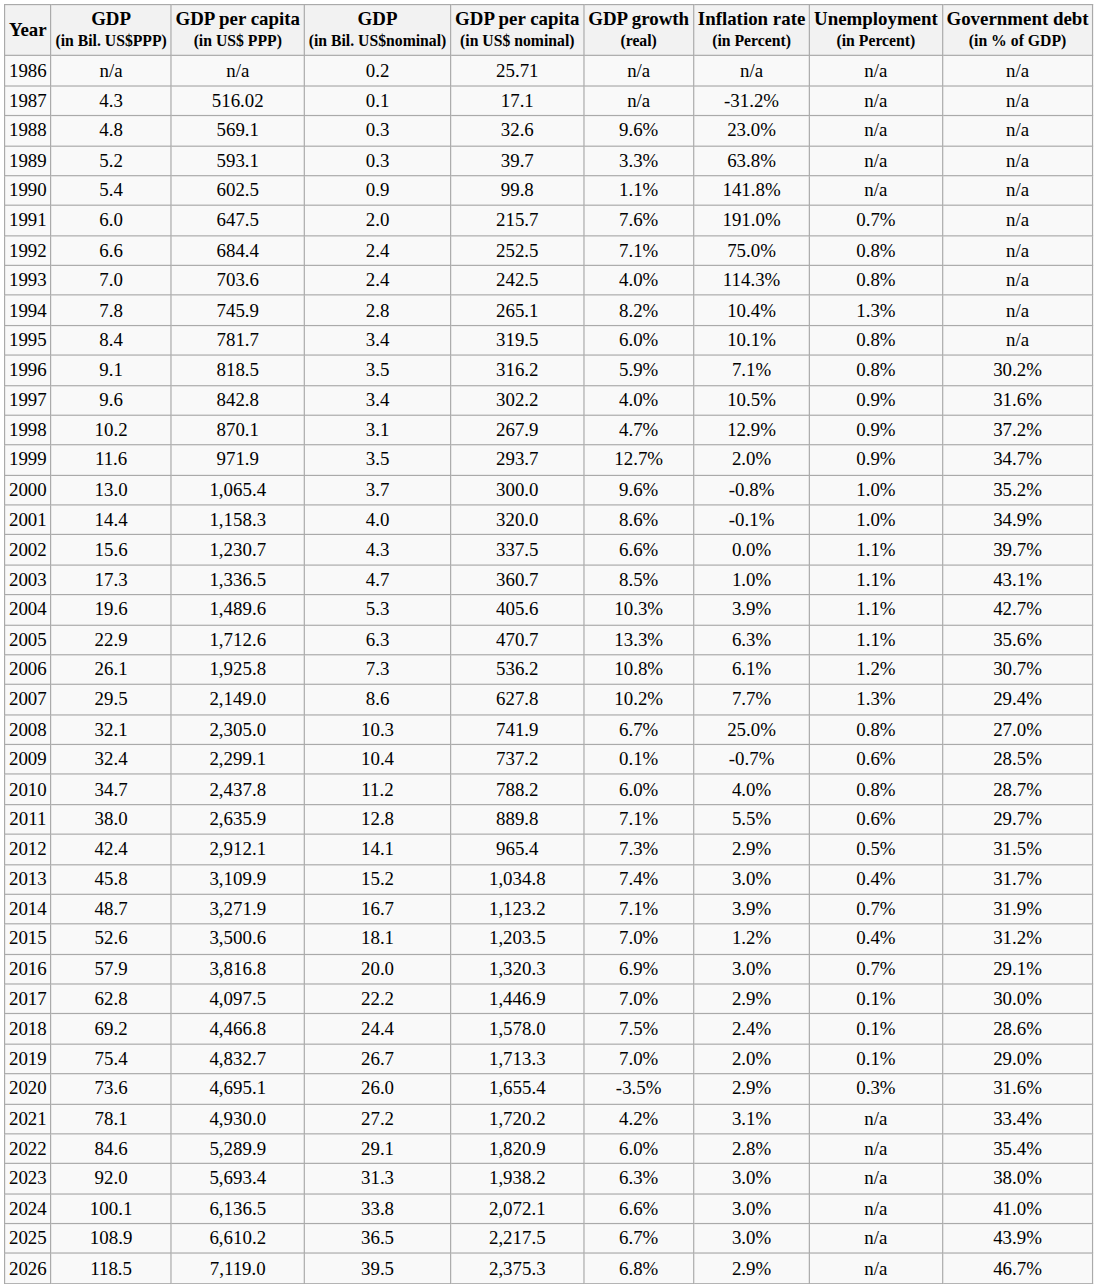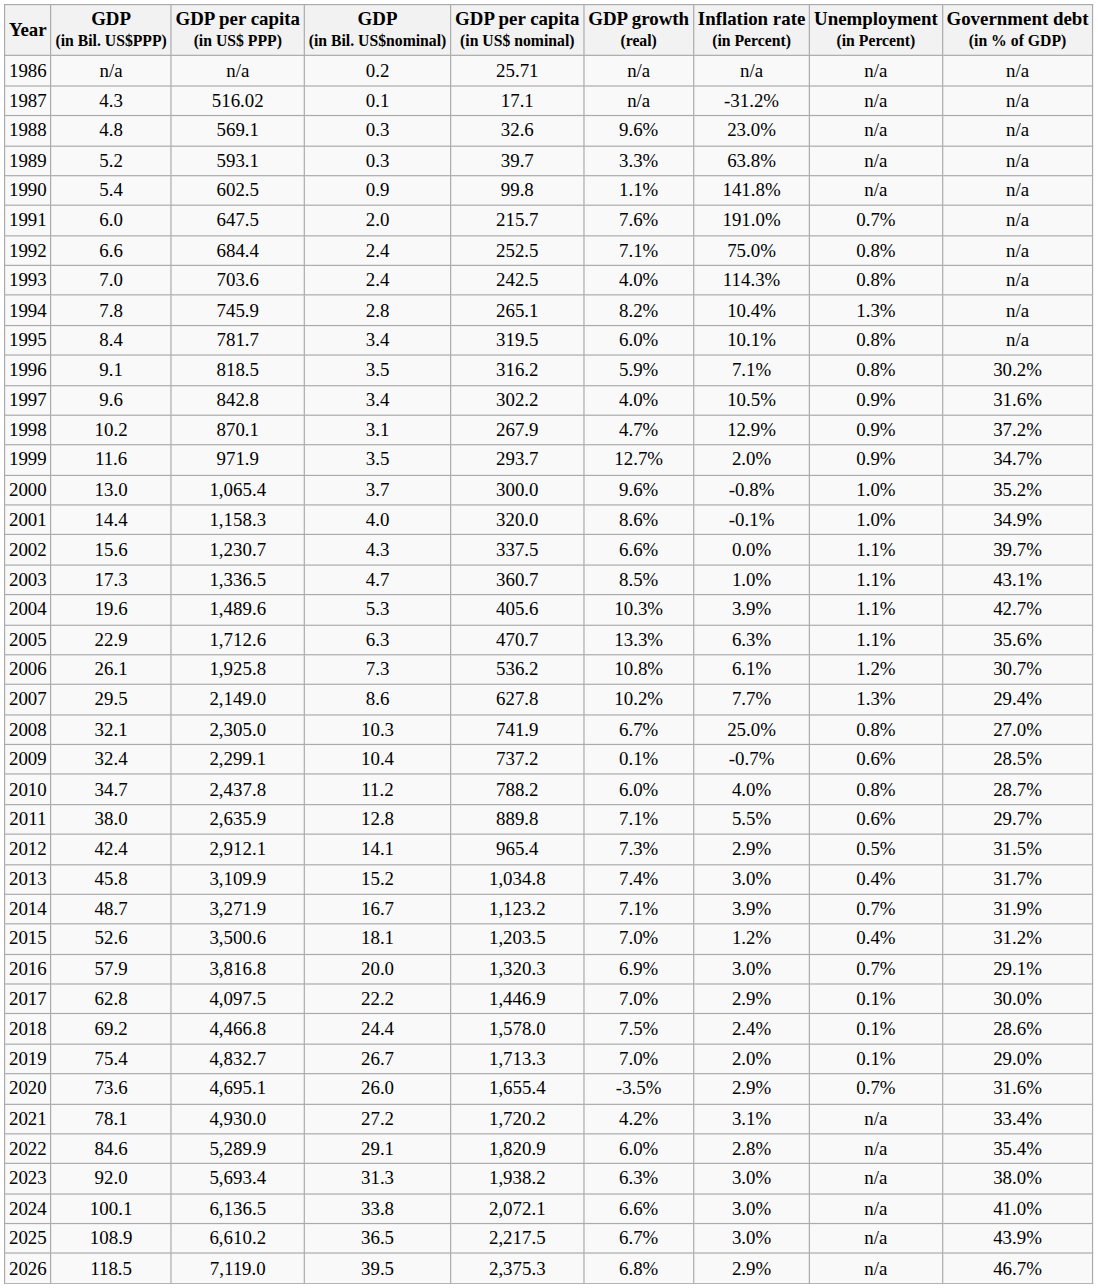(876, 1088) 0.3% -> (876, 1088) 0.7%
